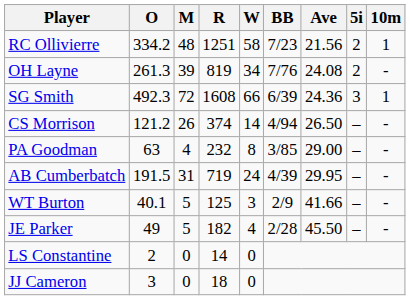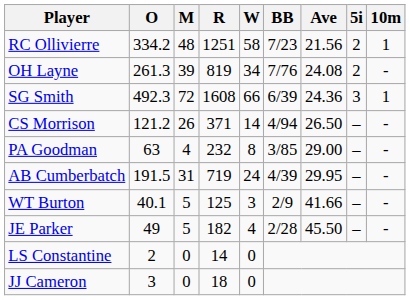(219, 123) 374 -> (219, 123) 371
